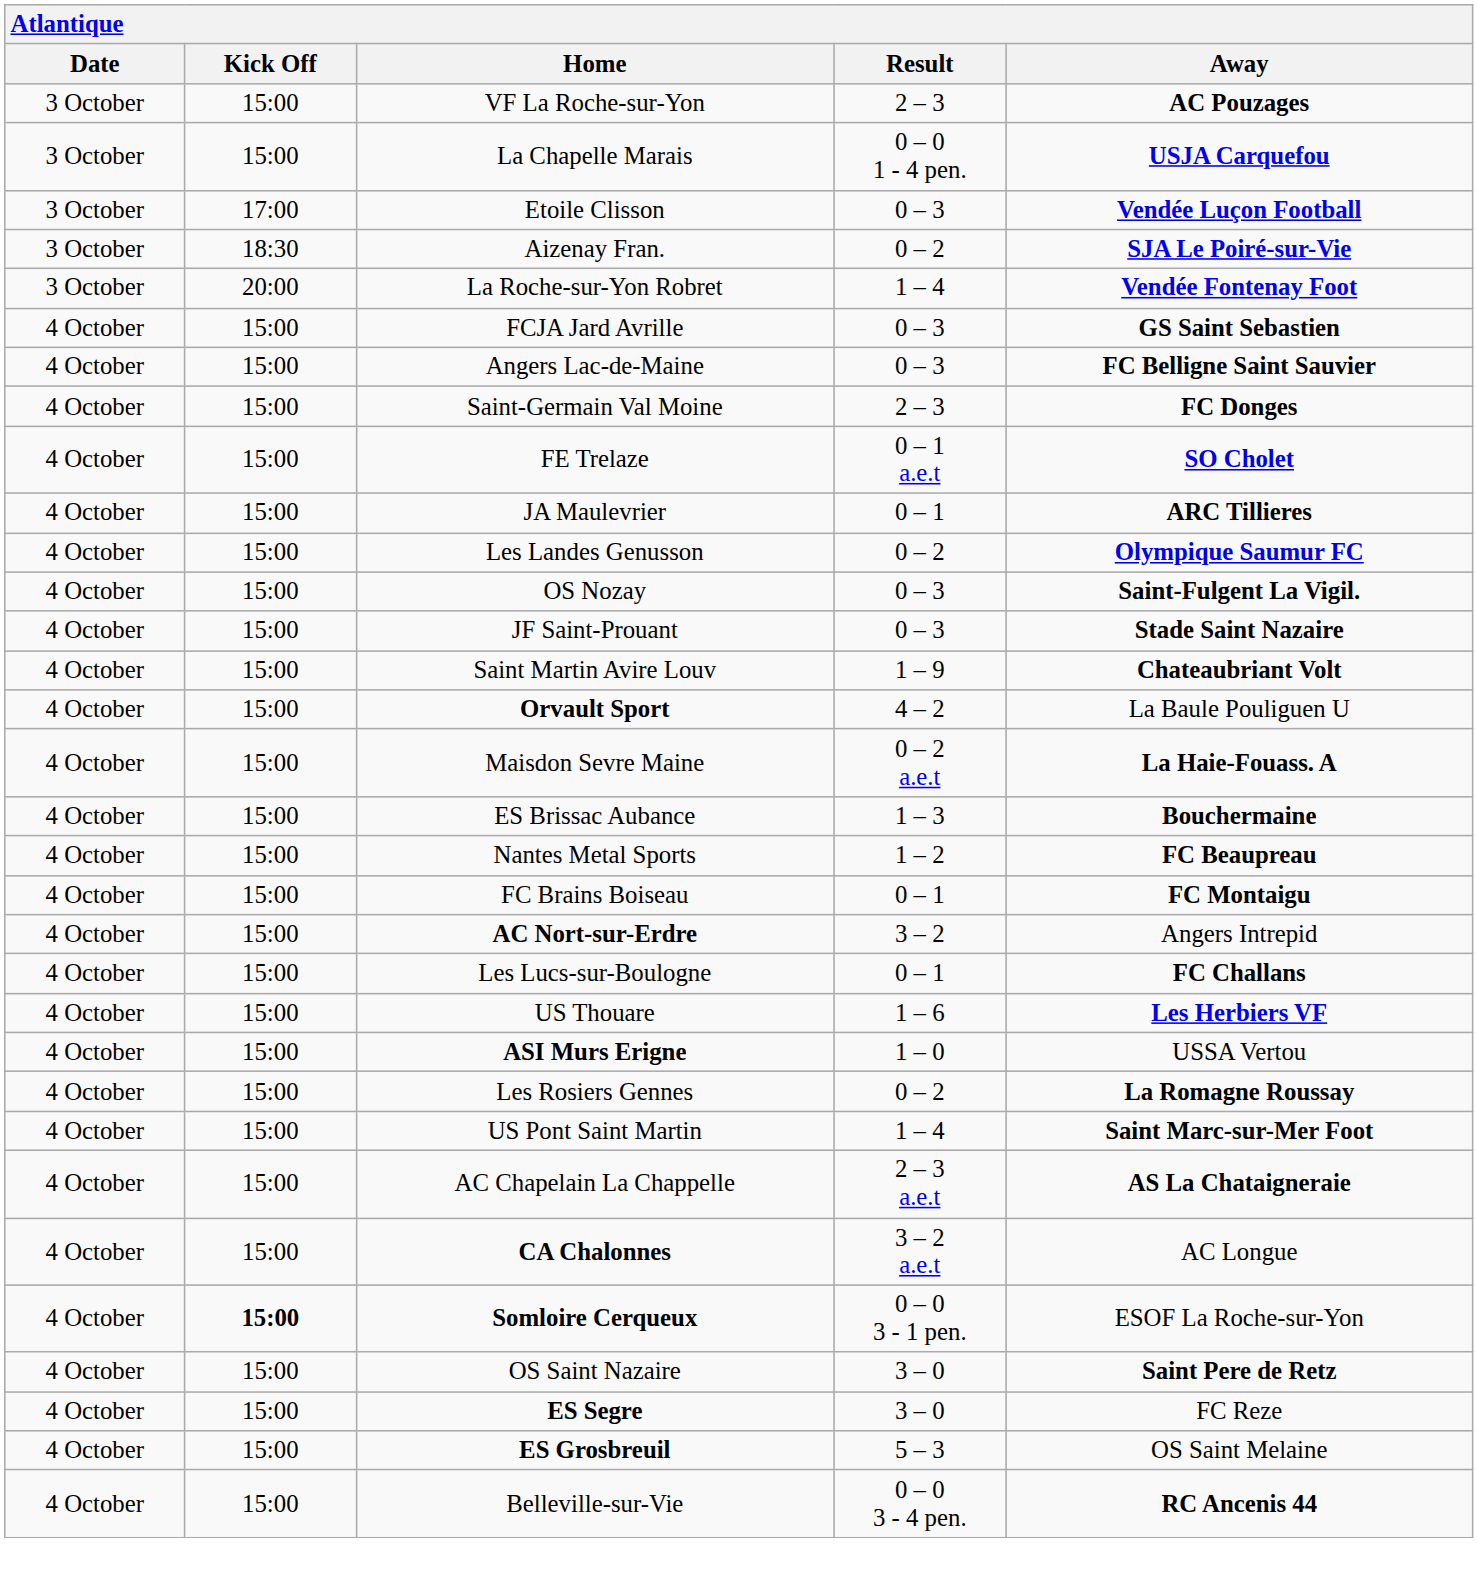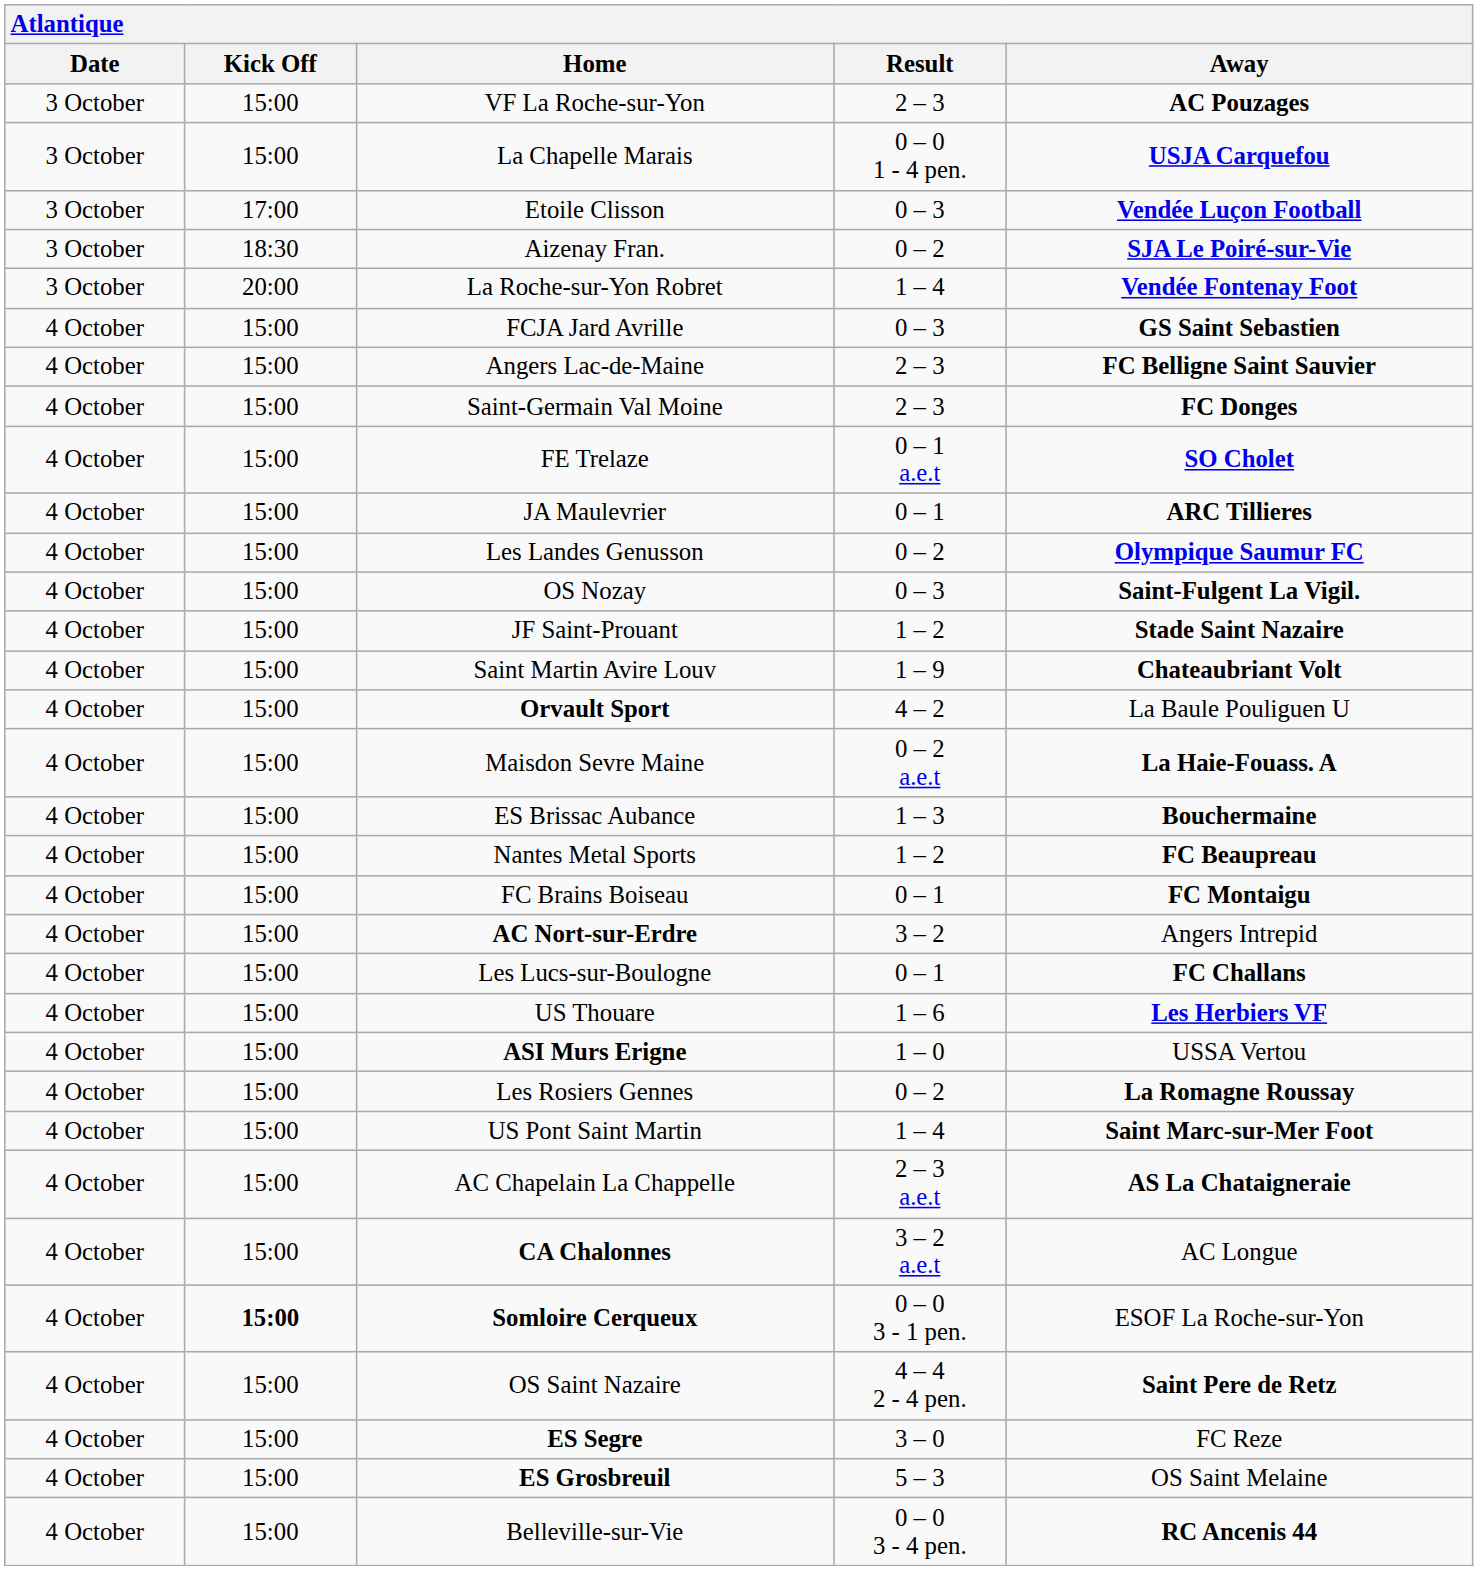(920, 366) 0 – 3 -> (920, 366) 2 – 3
(920, 630) 0 – 3 -> (920, 630) 1 – 2
(920, 1371) 3 – 0 -> (920, 1385) 4 – 4 2 - 4 pen.
